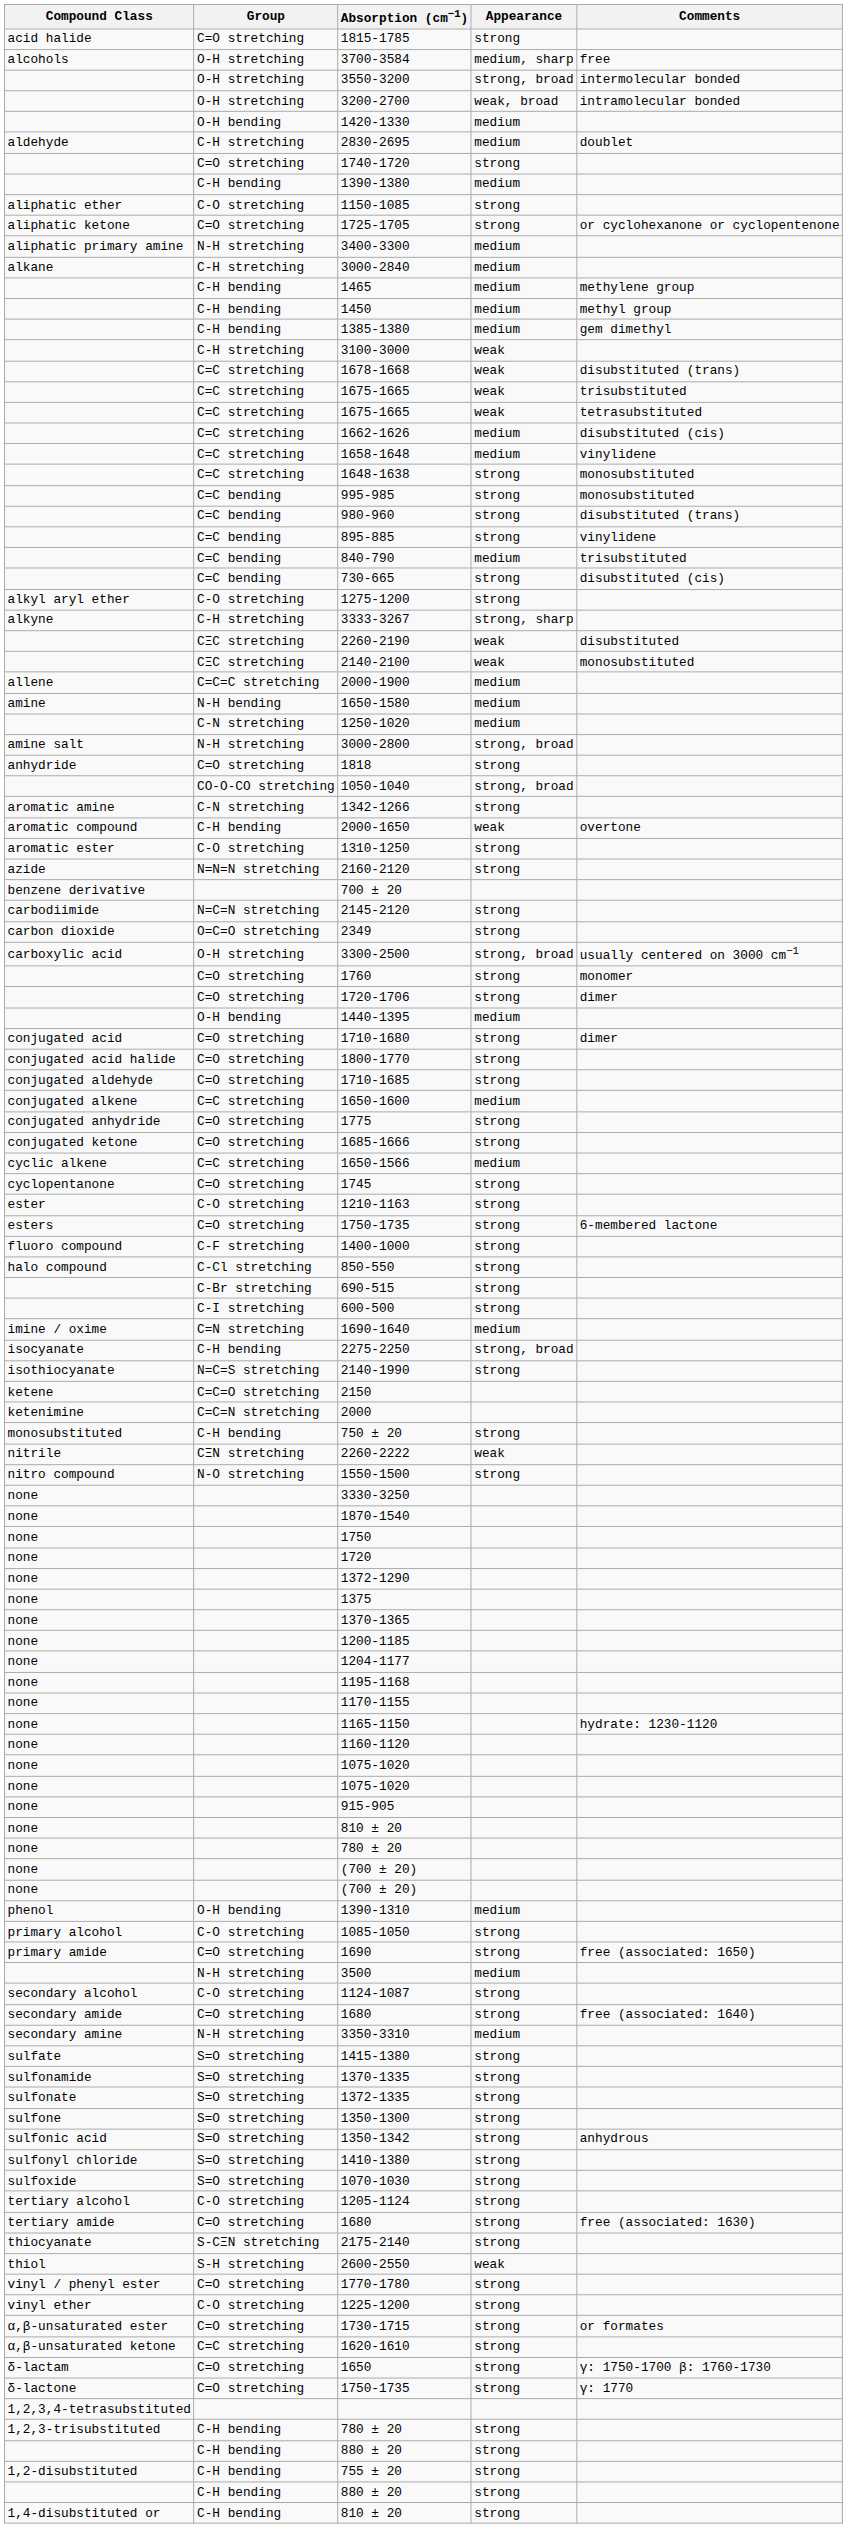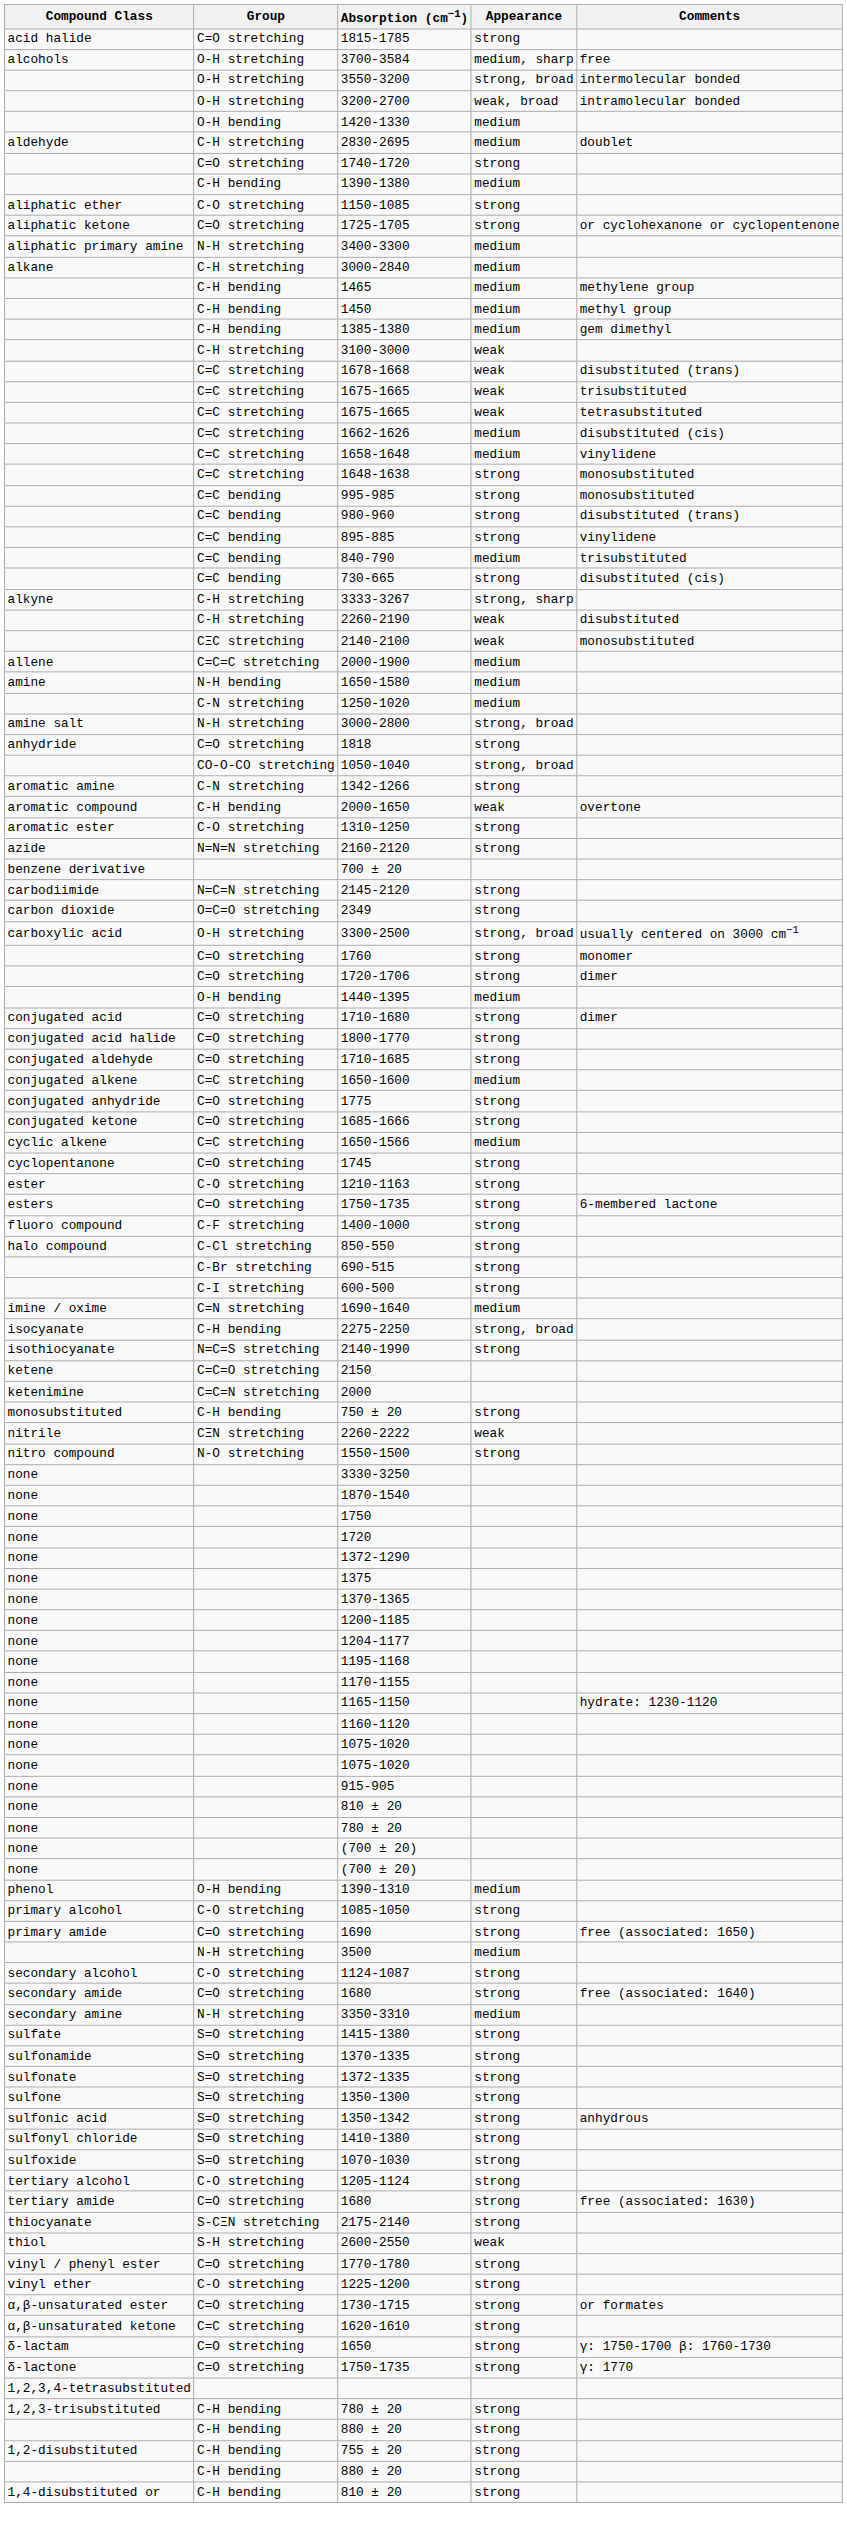- row: (69, 600)
(251, 641) CΞC stretching -> (251, 620) C-H stretching
